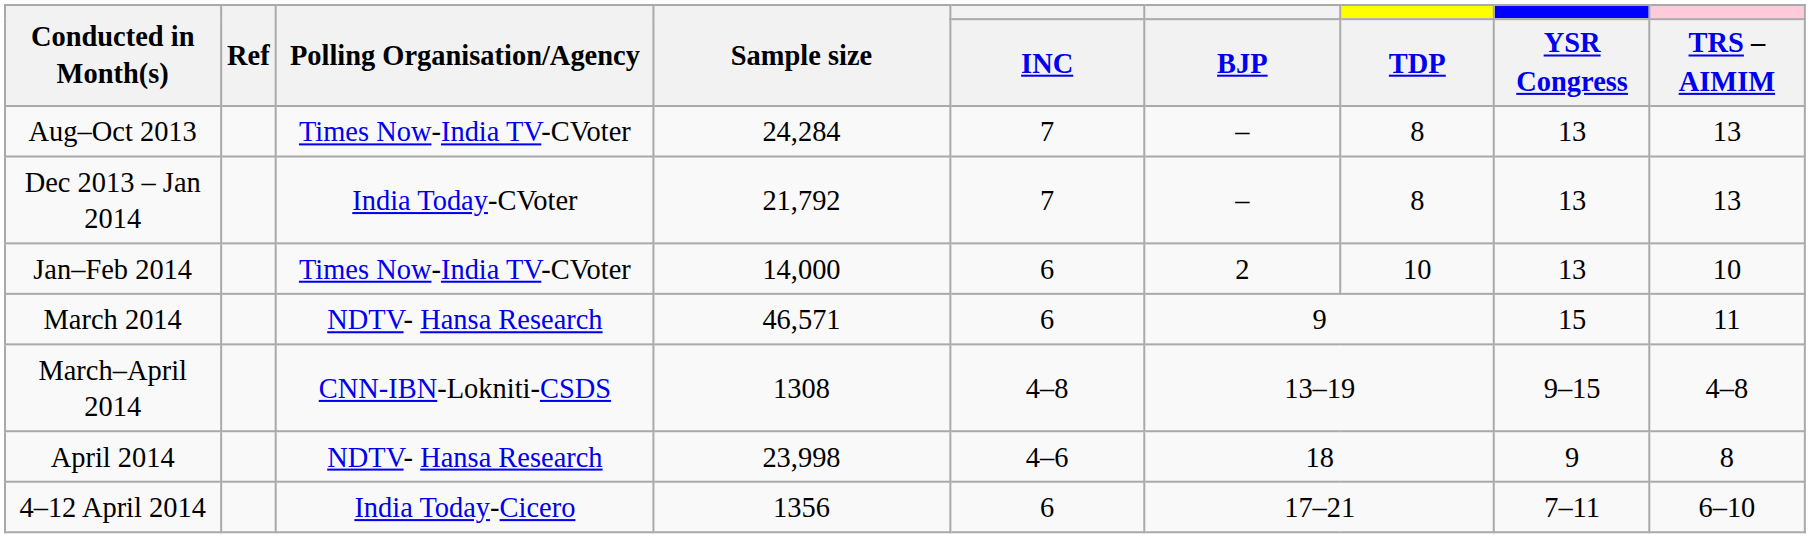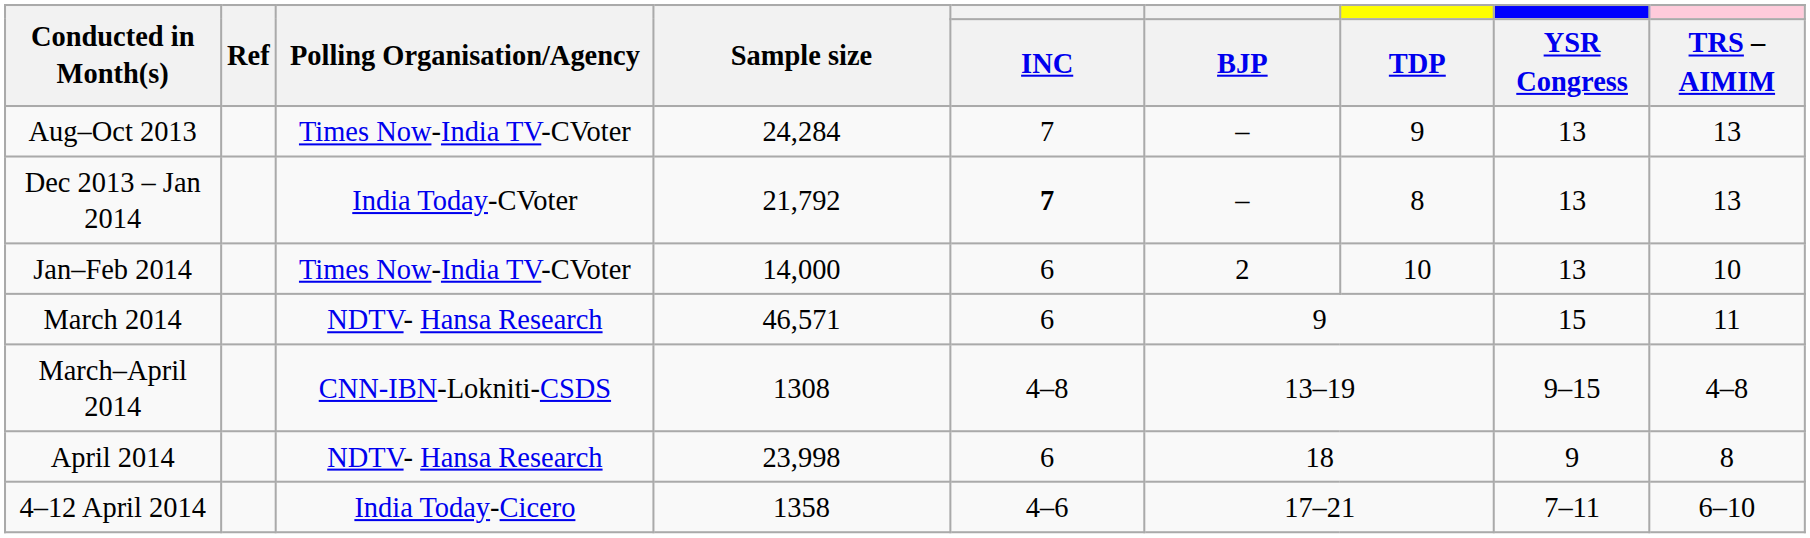(1417, 131) 8 -> (1417, 131) 9
(1047, 199) normal -> (1047, 199) bold
(1047, 456) 4–6 -> (1047, 456) 6
(801, 507) 1356 -> (801, 507) 1358
(1047, 507) 6 -> (1047, 507) 4–6
